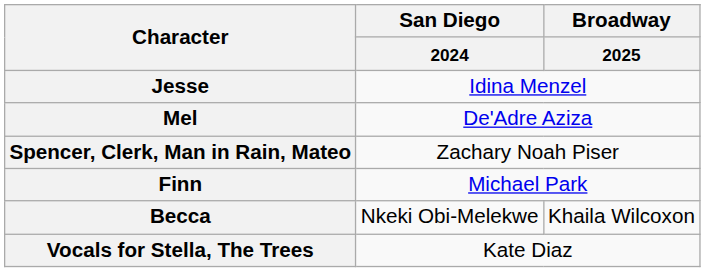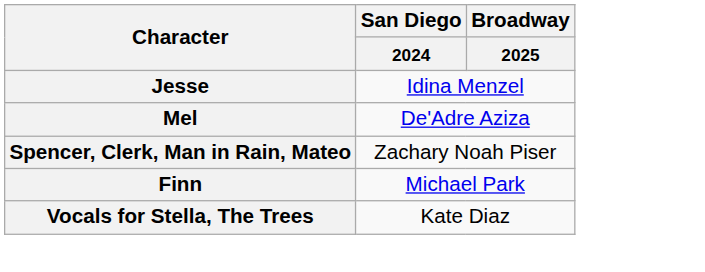- row: (180, 217)
